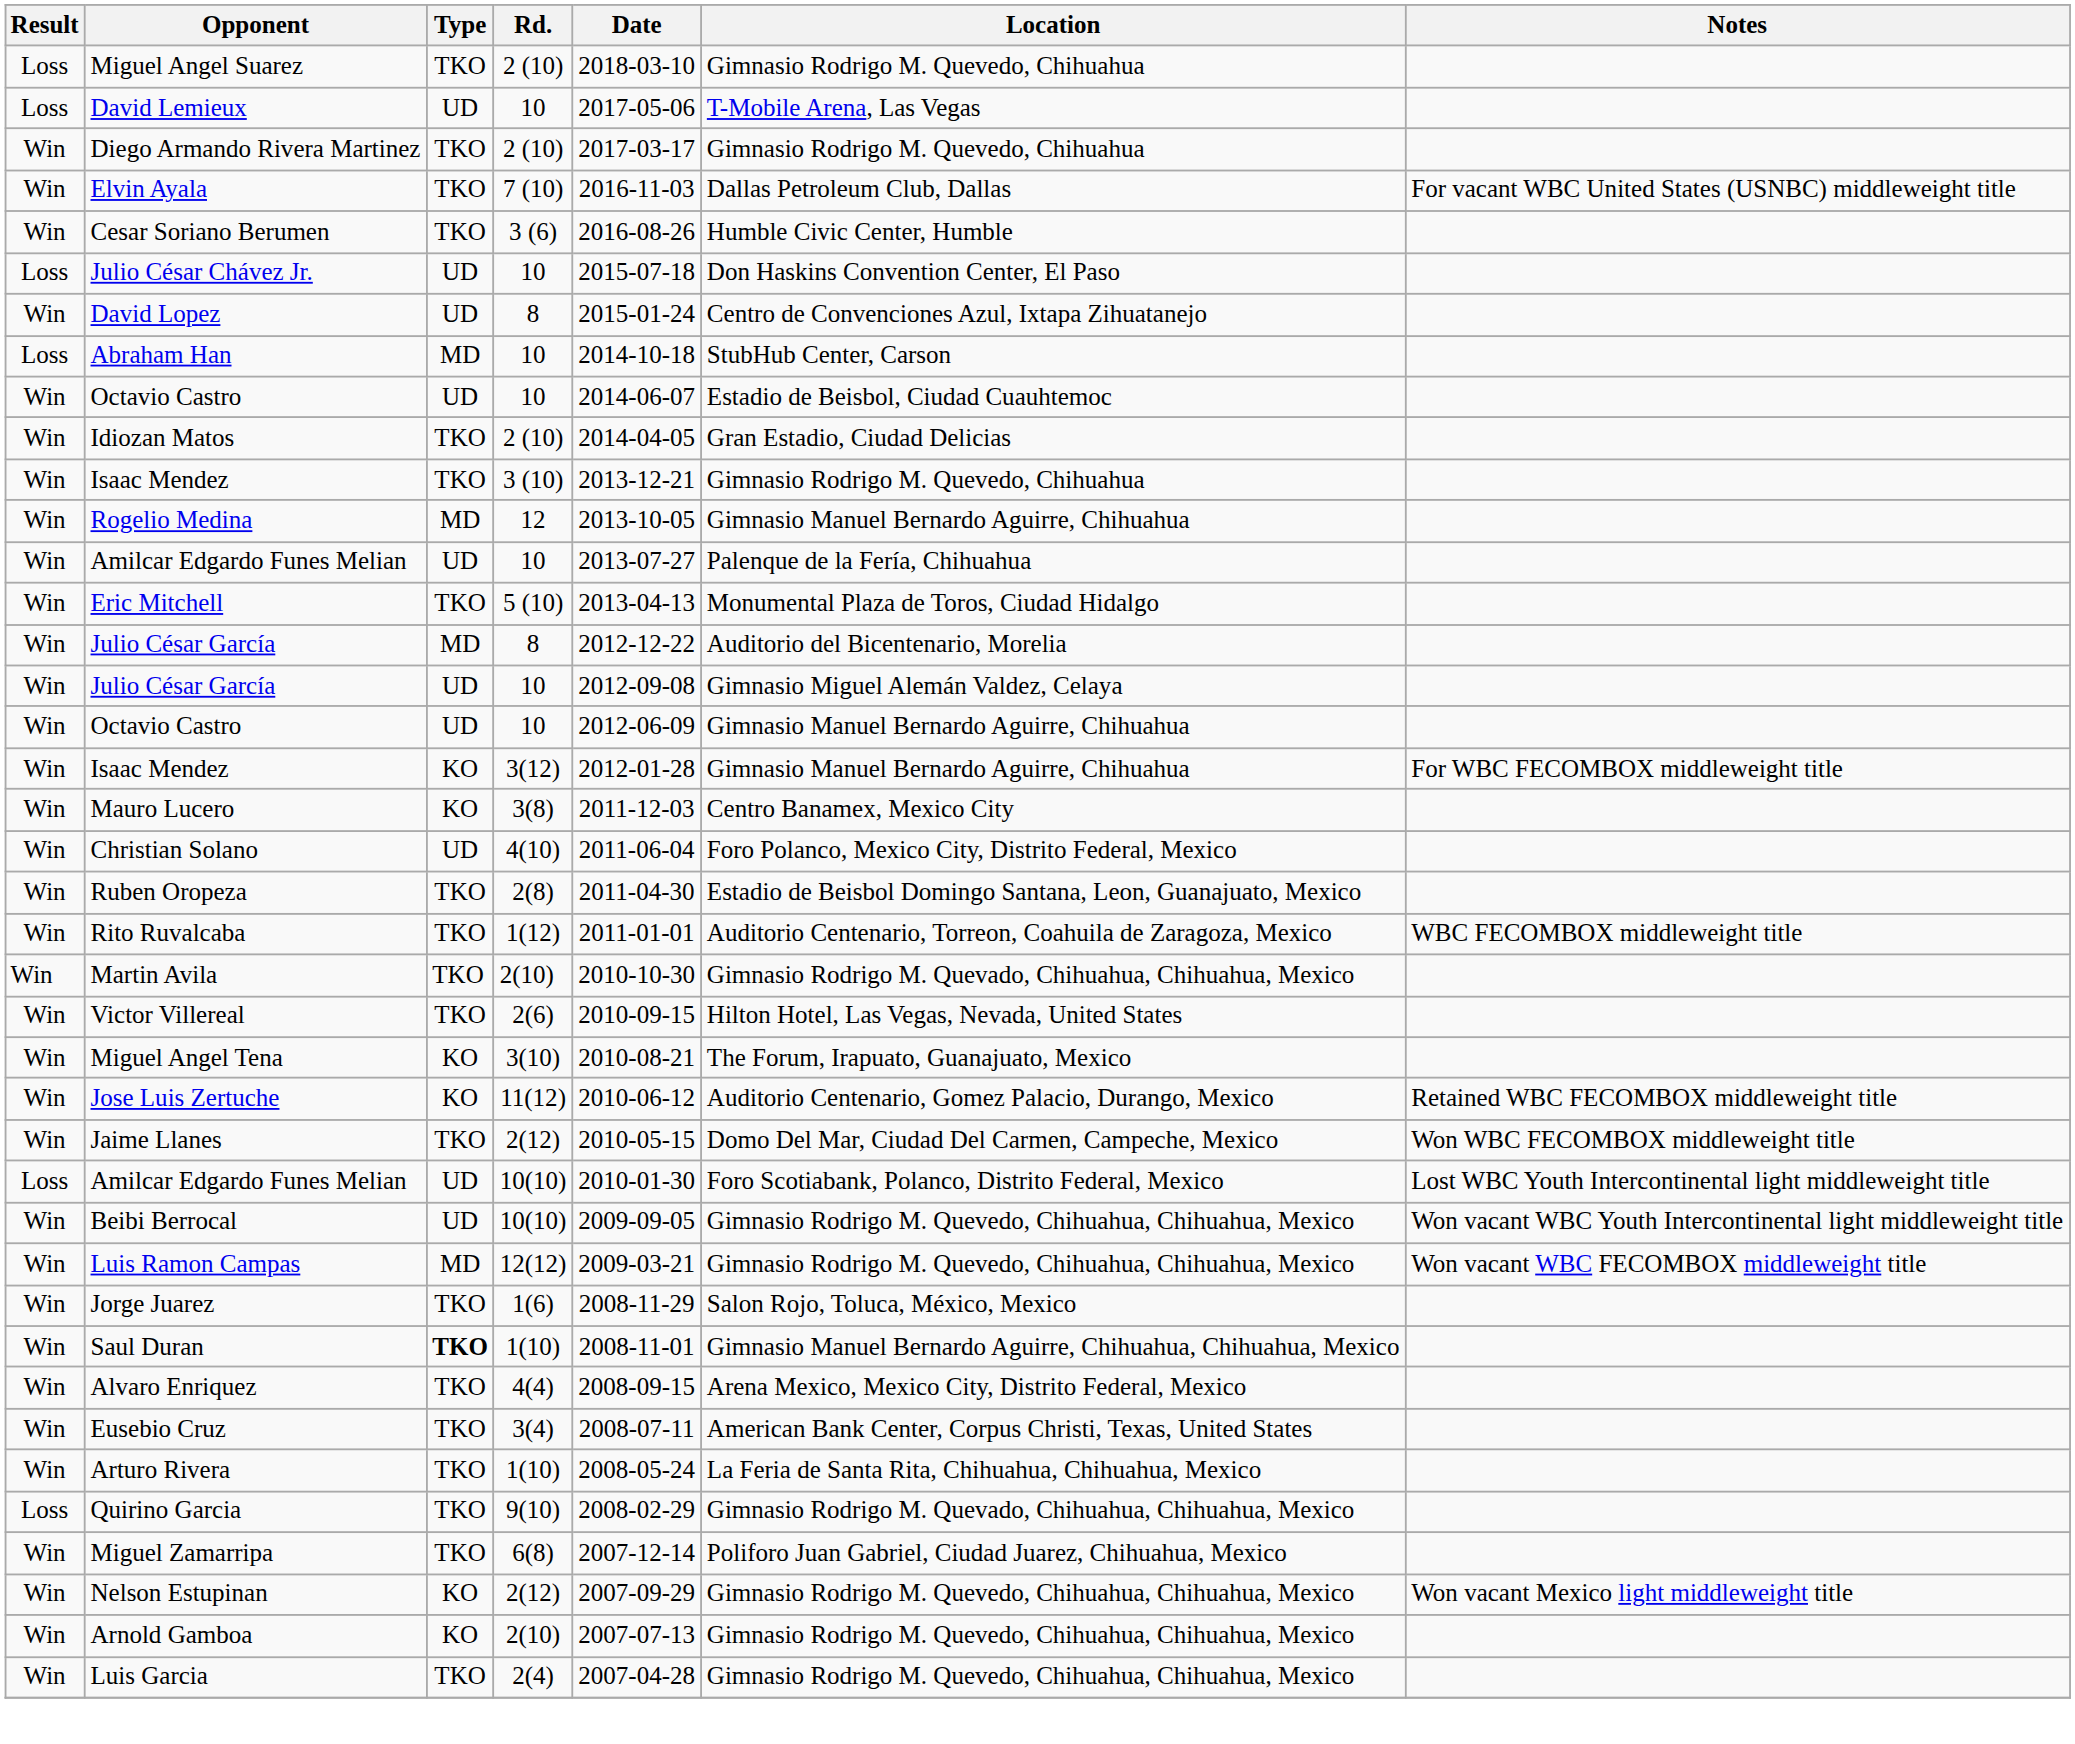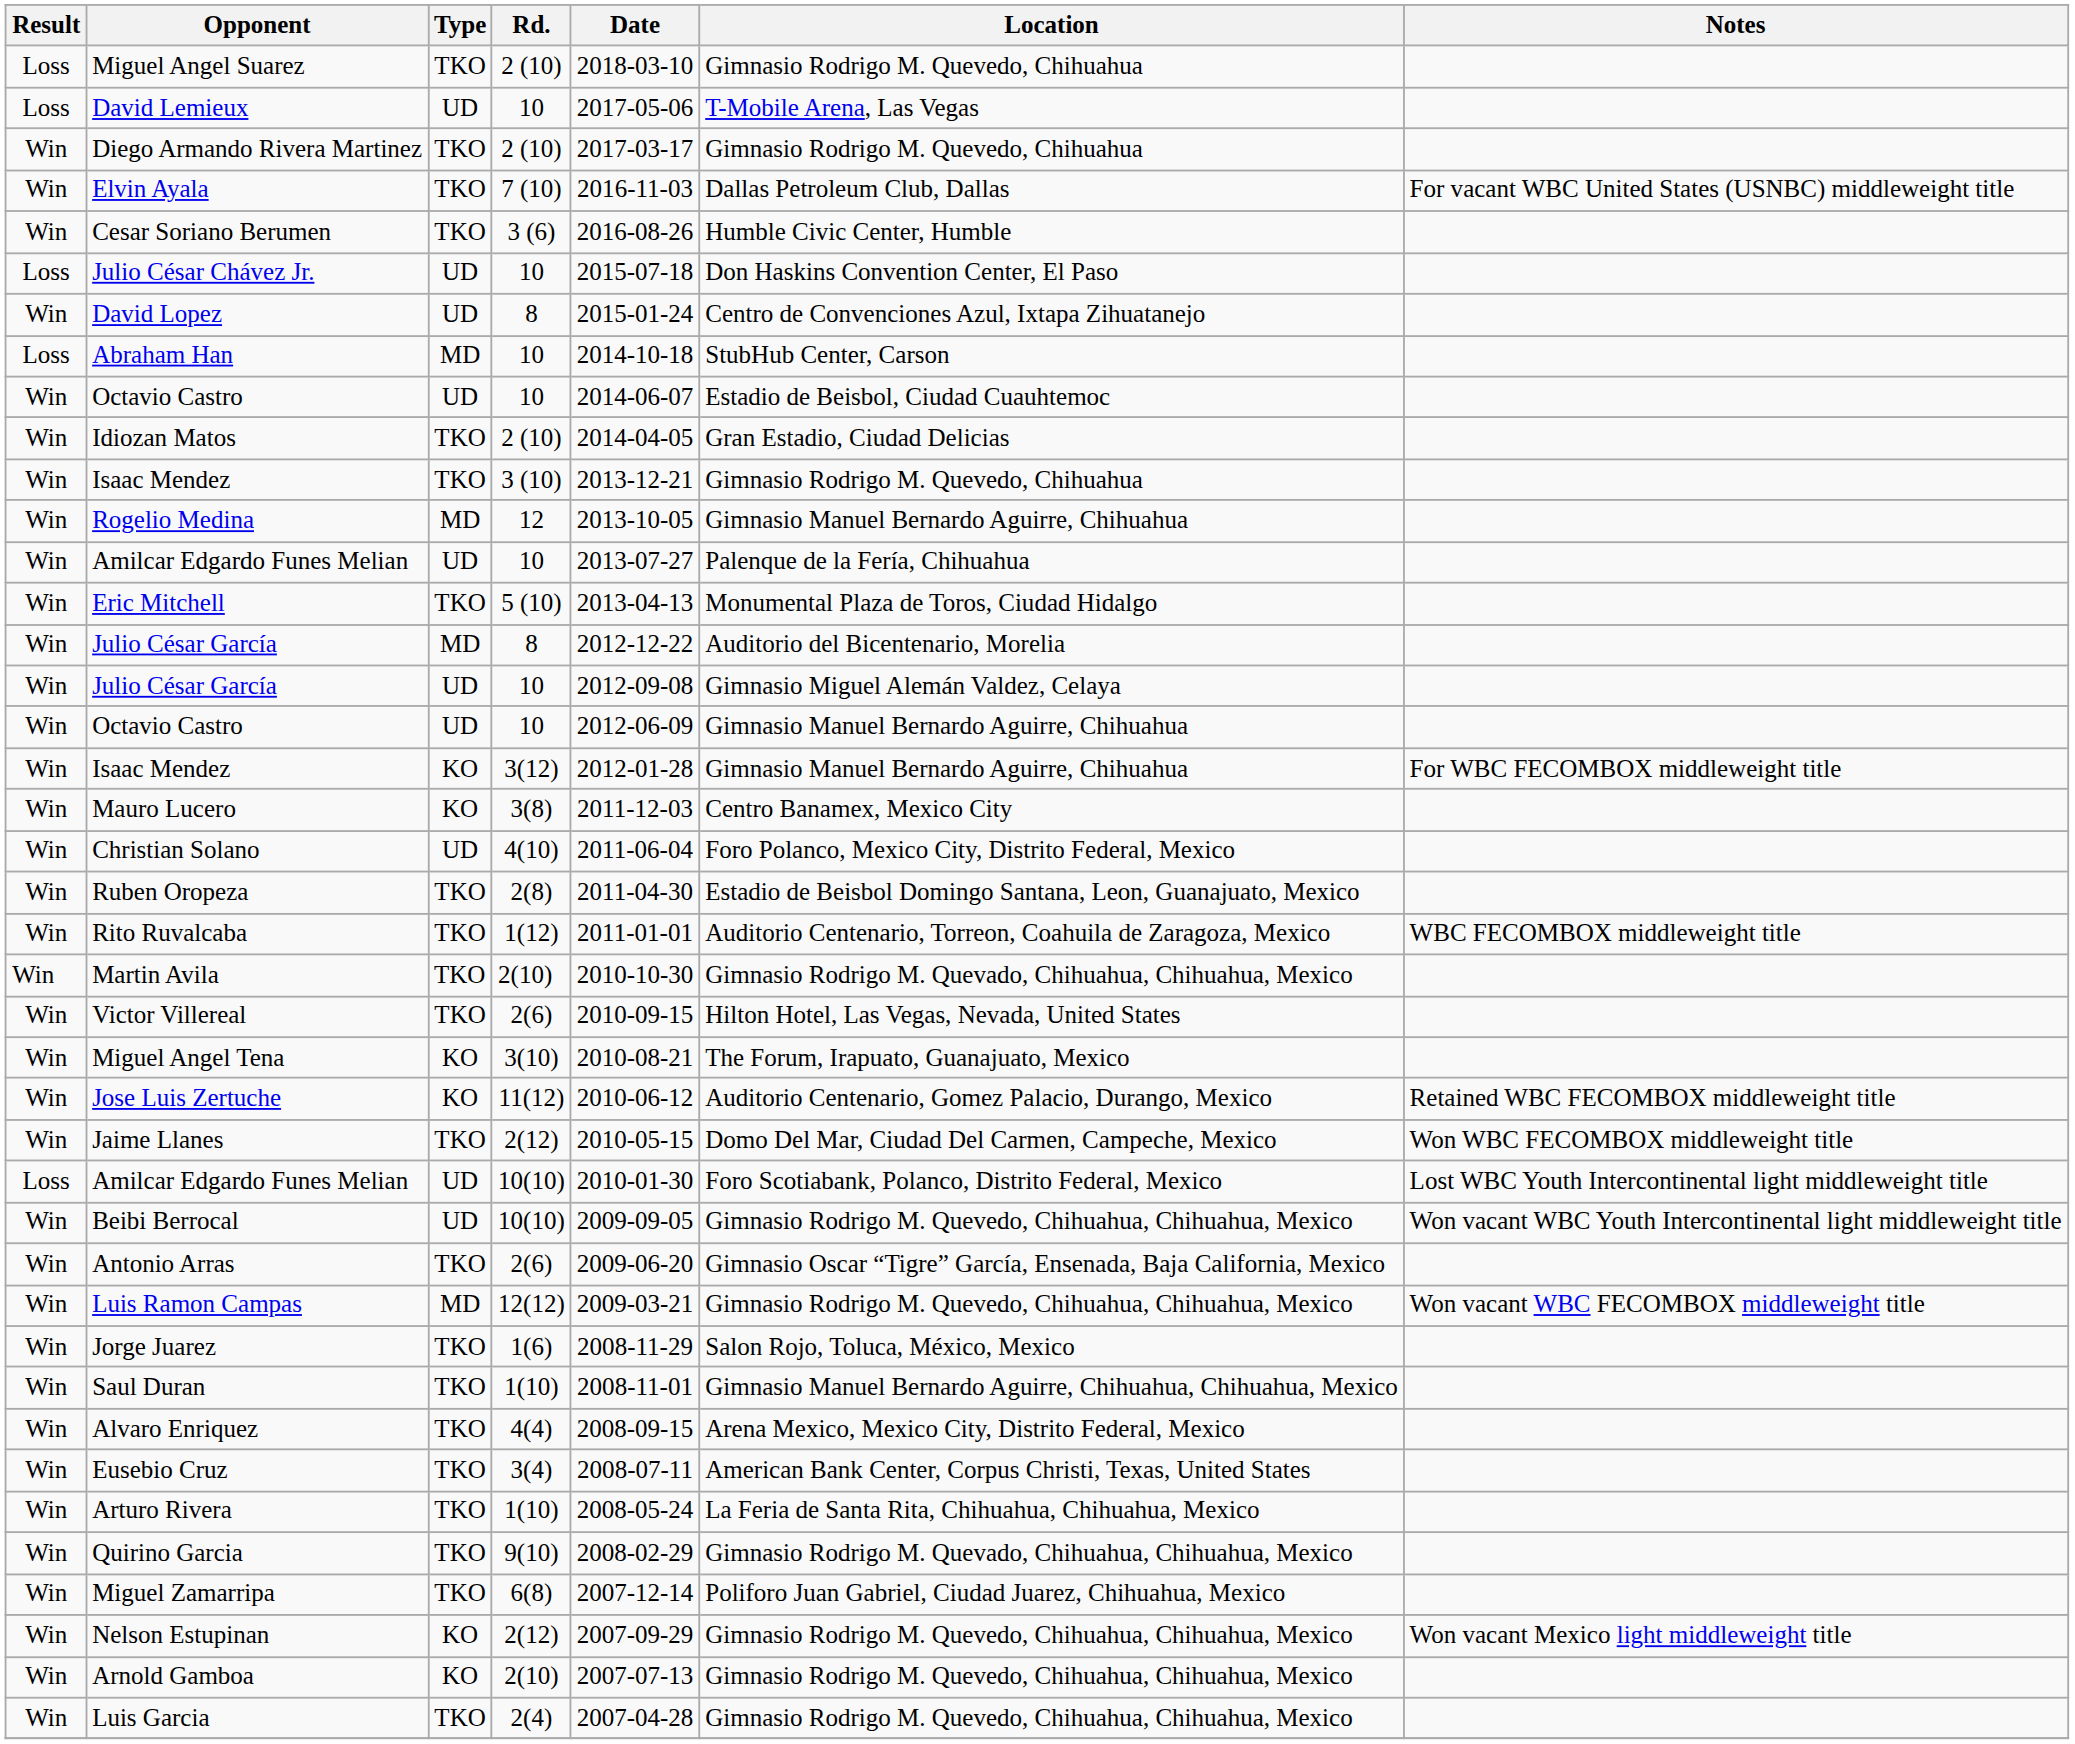+ row: (163, 1263)
(460, 1346) bold -> (460, 1387) normal
(45, 1511) Loss -> (46, 1552) Win
